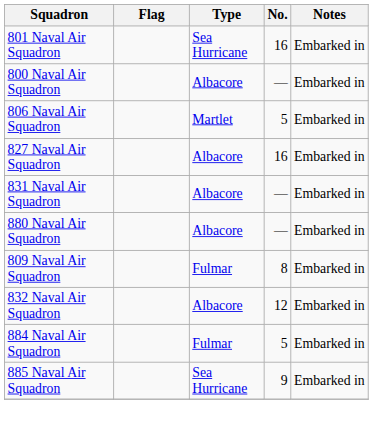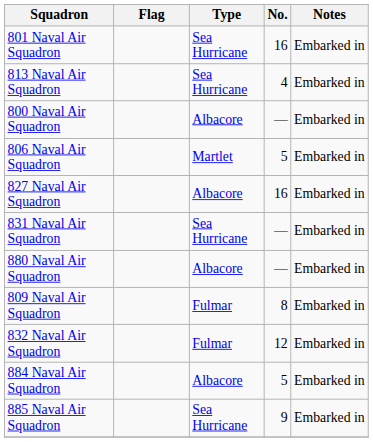+ row: (47, 82)
(218, 194) Albacore -> (220, 231) Sea Hurricane
(218, 306) Albacore -> (212, 343) Fulmar
(212, 343) Fulmar -> (218, 380) Albacore
